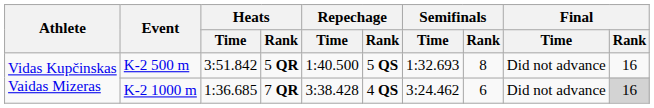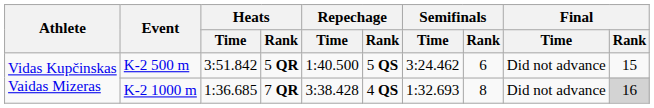(433, 65) 1:32.693 -> (433, 65) 3:24.462
(483, 65) 8 -> (483, 65) 6
(630, 65) 16 -> (630, 65) 15
(433, 90) 3:24.462 -> (433, 90) 1:32.693
(483, 90) 6 -> (483, 90) 8
